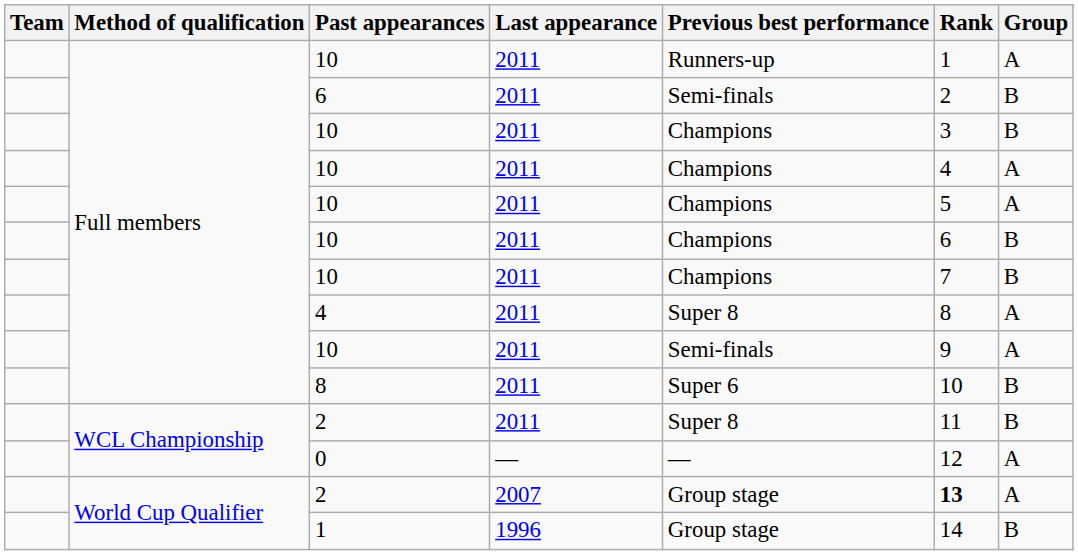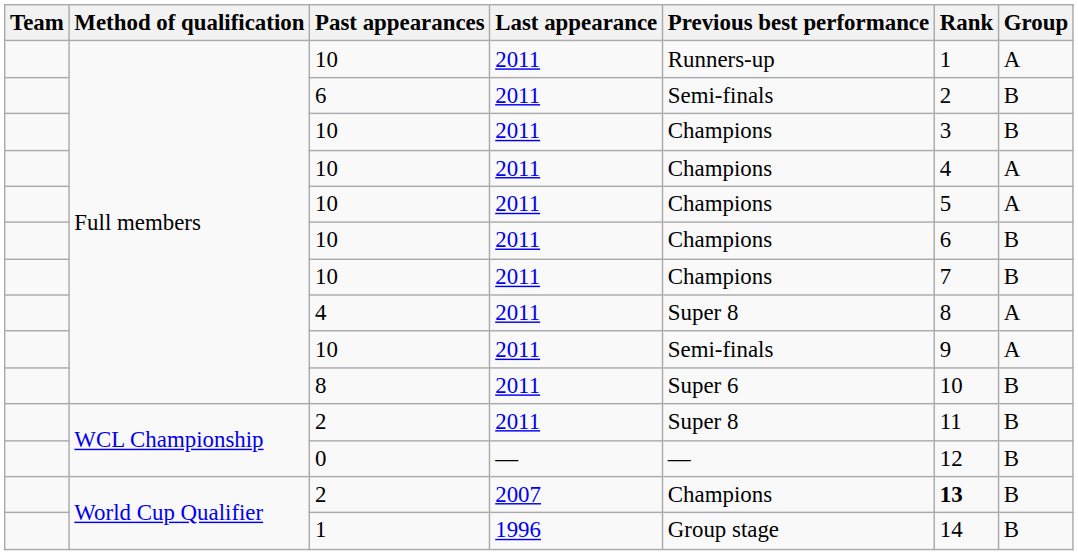(1012, 458) A -> (1011, 458) B
(723, 494) Group stage -> (720, 494) Champions
(1012, 494) A -> (1011, 494) B
